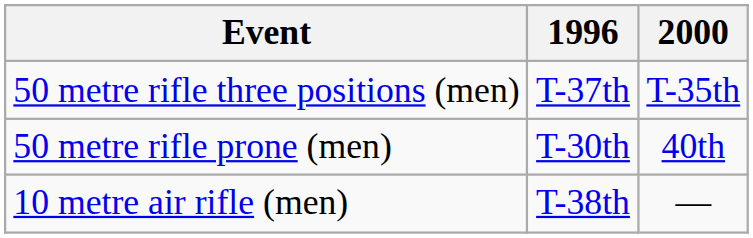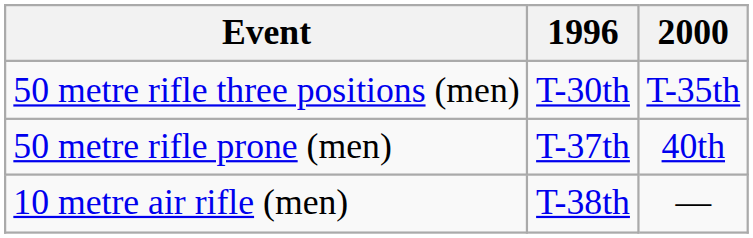(583, 89) T-37th -> (583, 89) T-30th
(583, 145) T-30th -> (583, 145) T-37th
